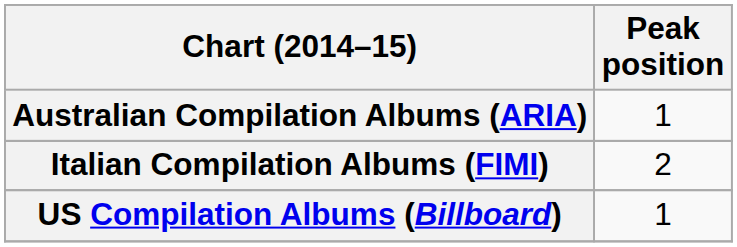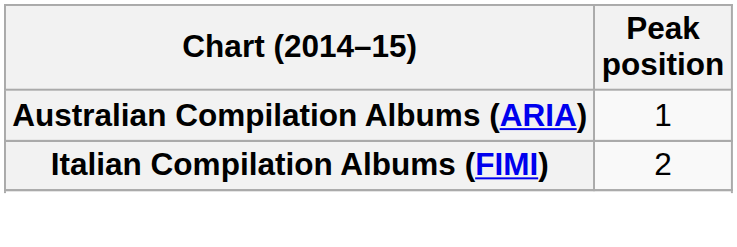- row: (300, 214)
